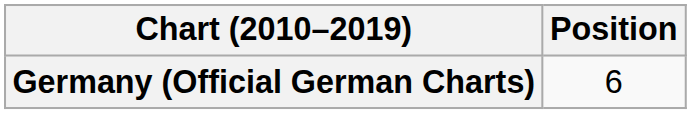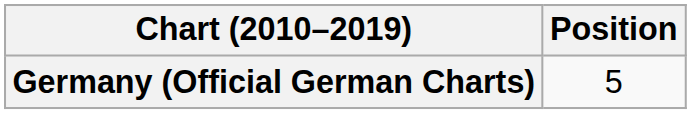(614, 81) 6 -> (614, 81) 5
